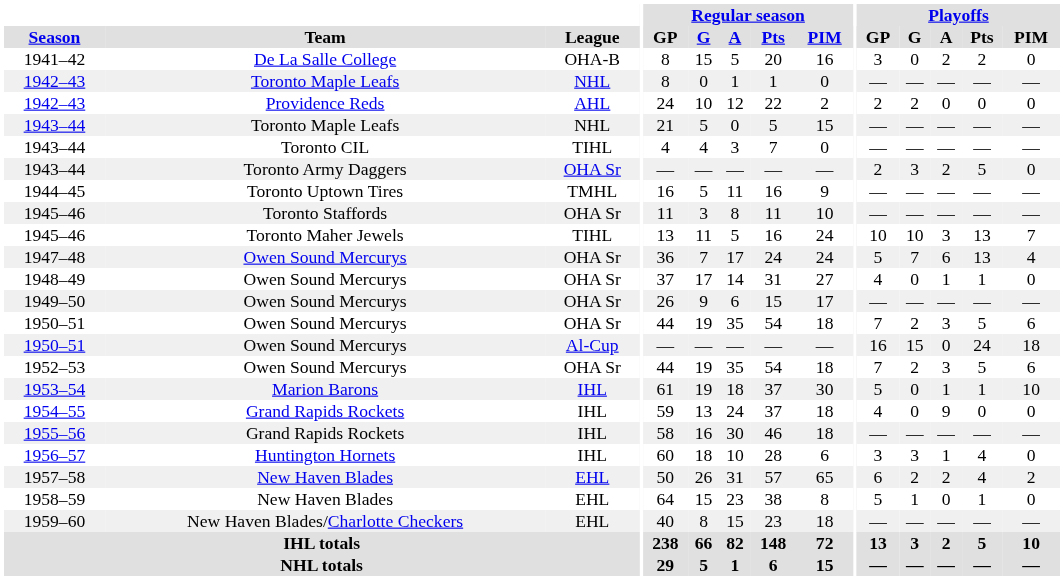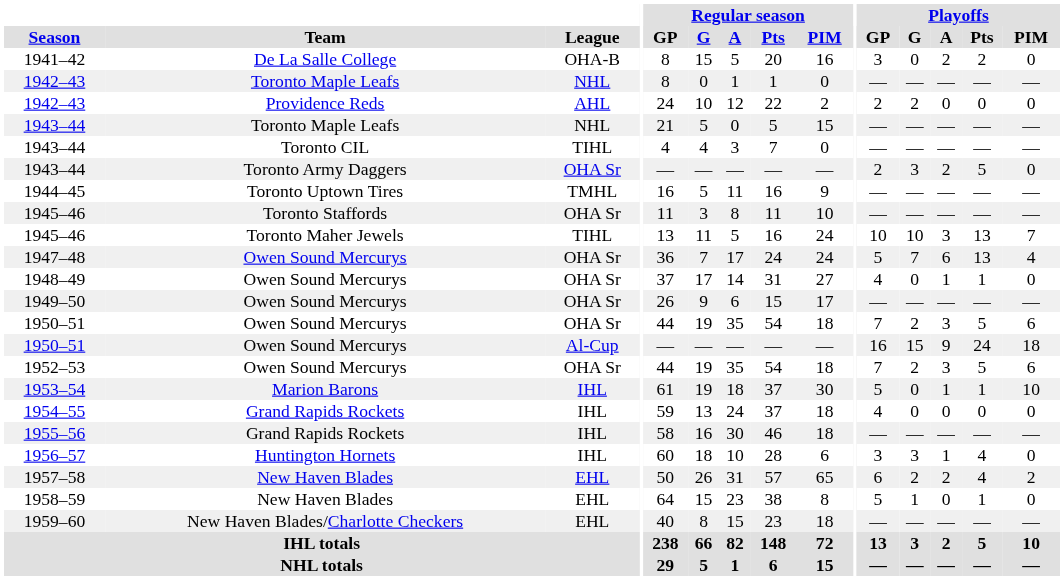(946, 344) 0 -> (946, 344) 9
(946, 410) 9 -> (946, 410) 0
